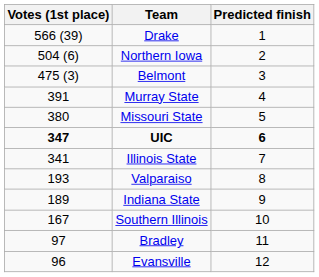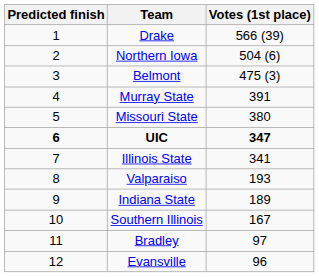columns swapped: (262, 14) <-> (58, 14)
